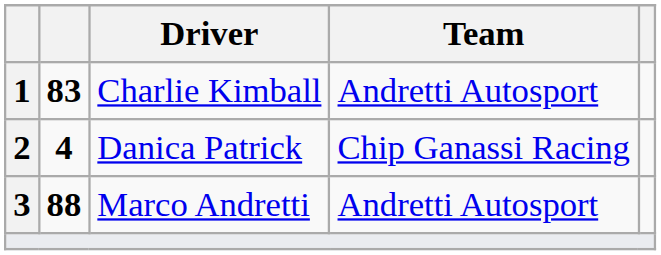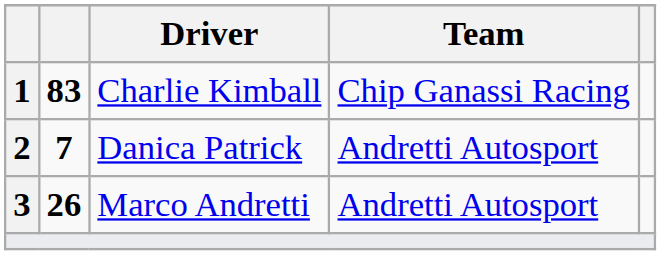(468, 90) Andretti Autosport -> (484, 90) Chip Ganassi Racing
(64, 147) 4 -> (64, 147) 7
(484, 147) Chip Ganassi Racing -> (468, 147) Andretti Autosport
(64, 204) 88 -> (64, 204) 26
